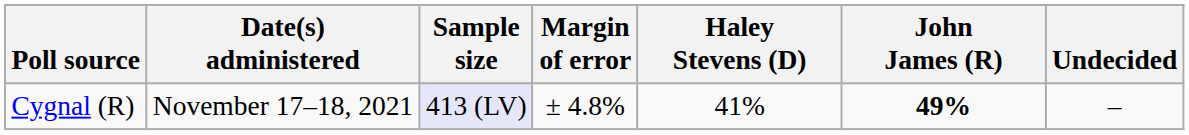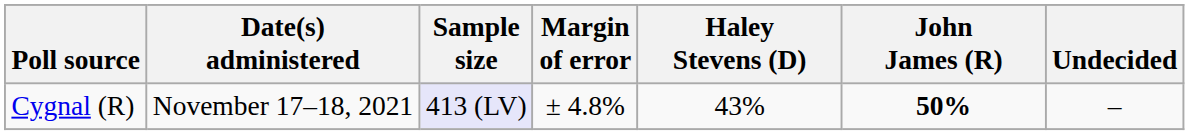(740, 105) 41% -> (740, 105) 43%
(944, 105) 49% -> (944, 105) 50%
